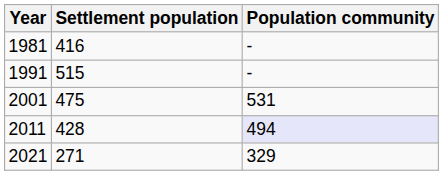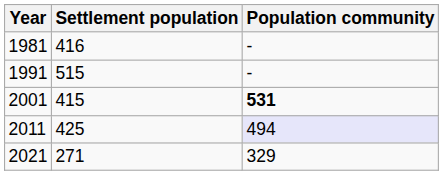(70, 101) 475 -> (70, 101) 415
(261, 101) normal -> (261, 101) bold
(70, 128) 428 -> (70, 128) 425
